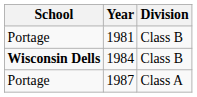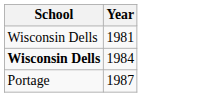- column: (165, 15)
(29, 37) Portage -> (53, 37) Wisconsin Dells
